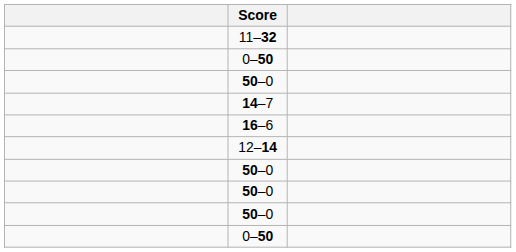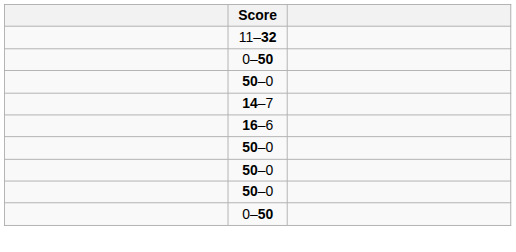- row: (116, 148)
